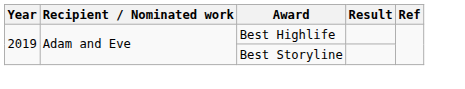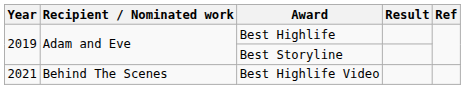+ row: (310, 74)
